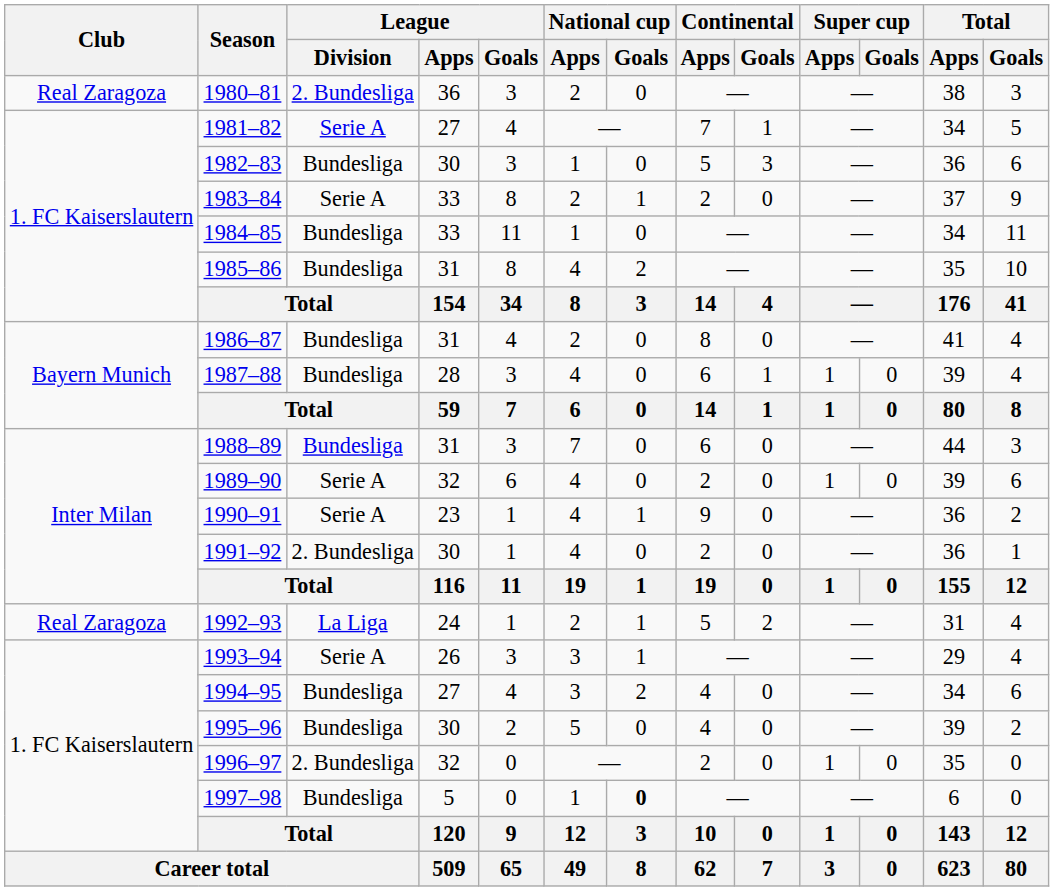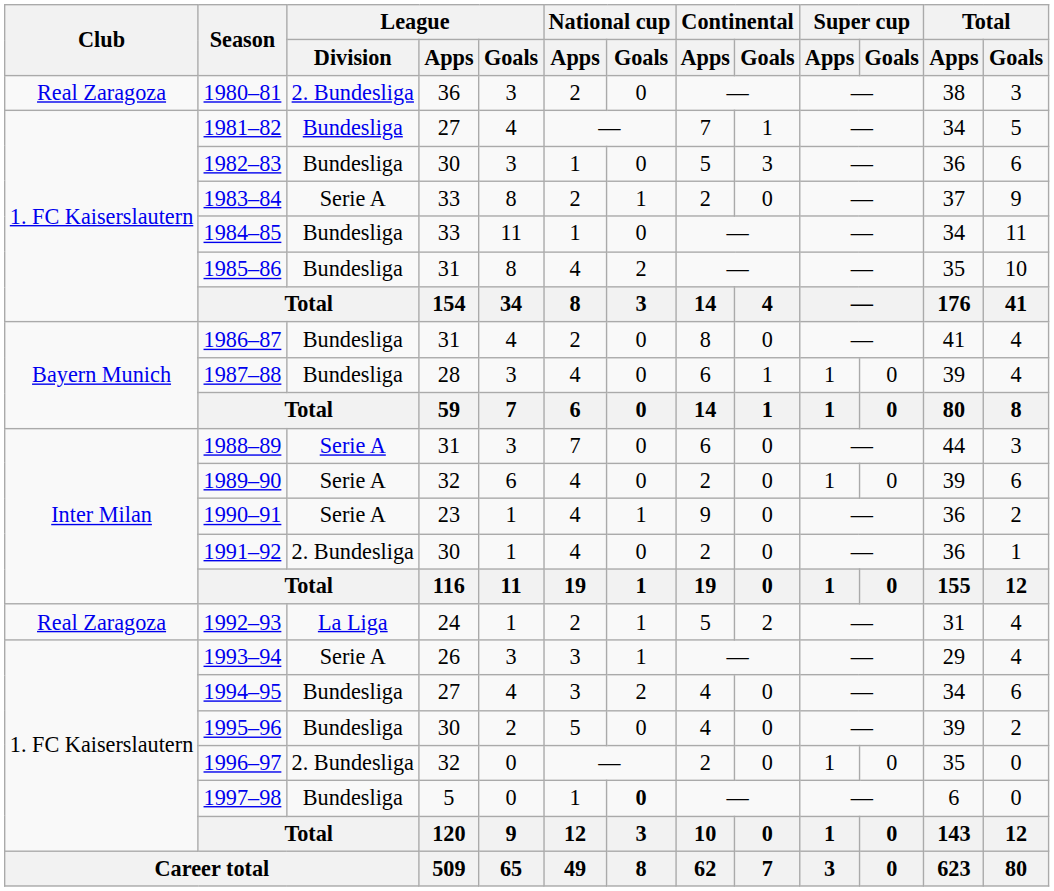(353, 127) Serie A -> (353, 127) Bundesliga
(353, 445) Bundesliga -> (353, 445) Serie A
